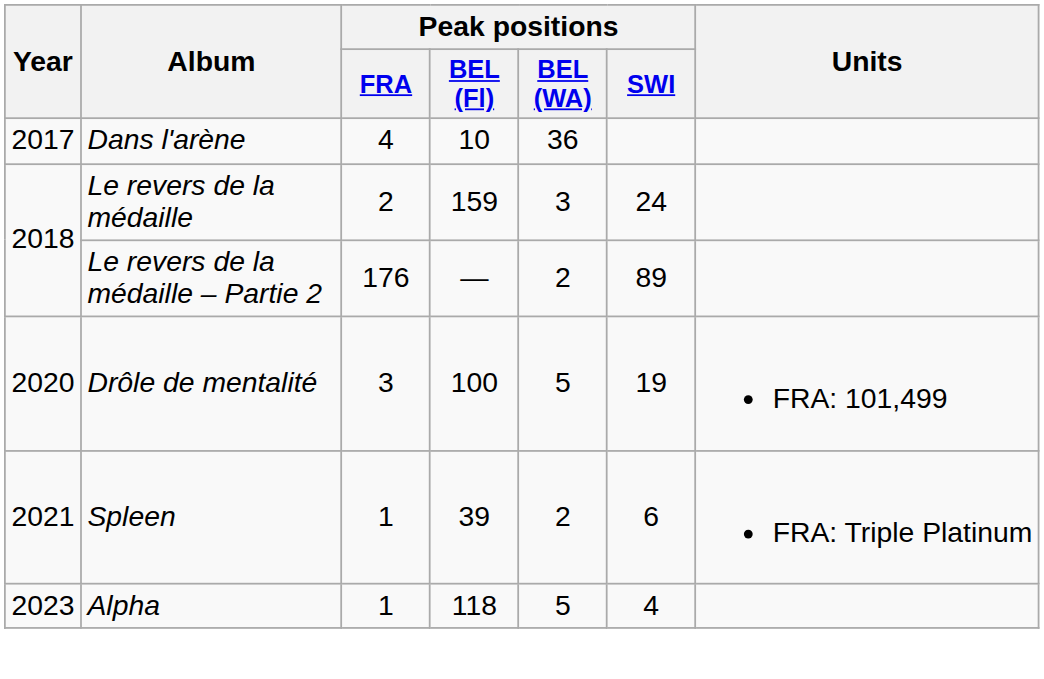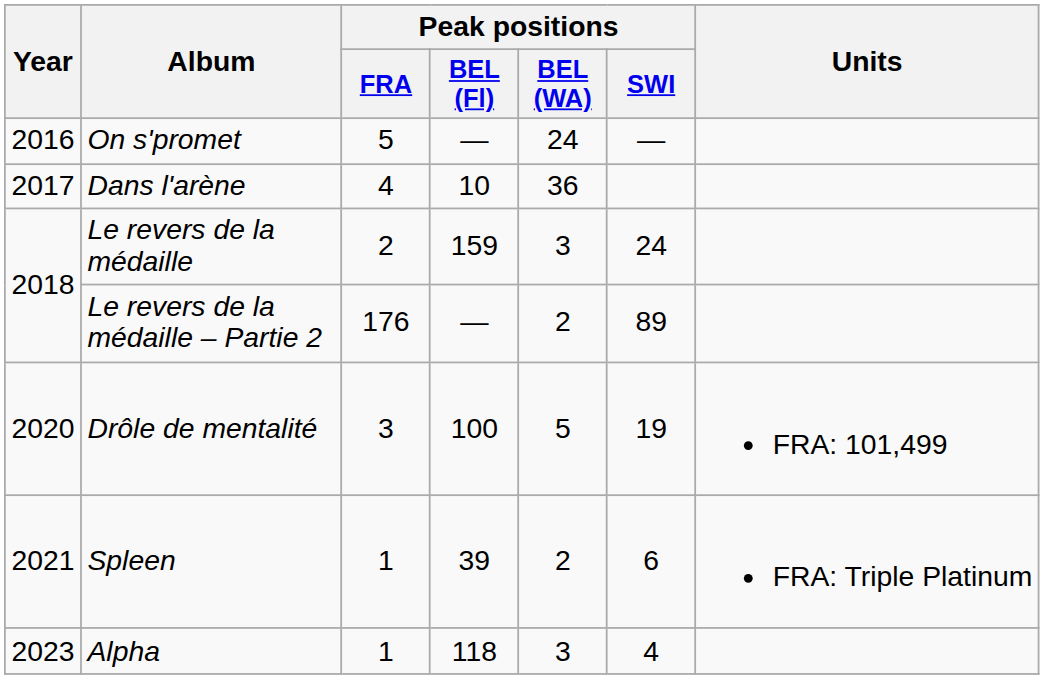+ row: (164, 140)
(563, 605) 5 -> (563, 650) 3
